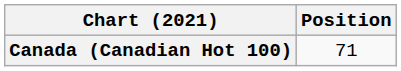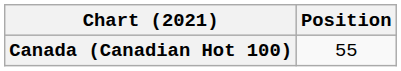(346, 51) 71 -> (346, 51) 55
